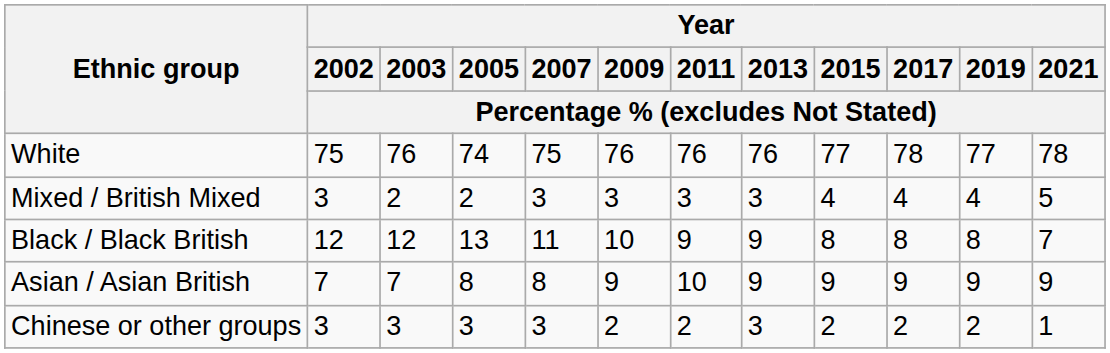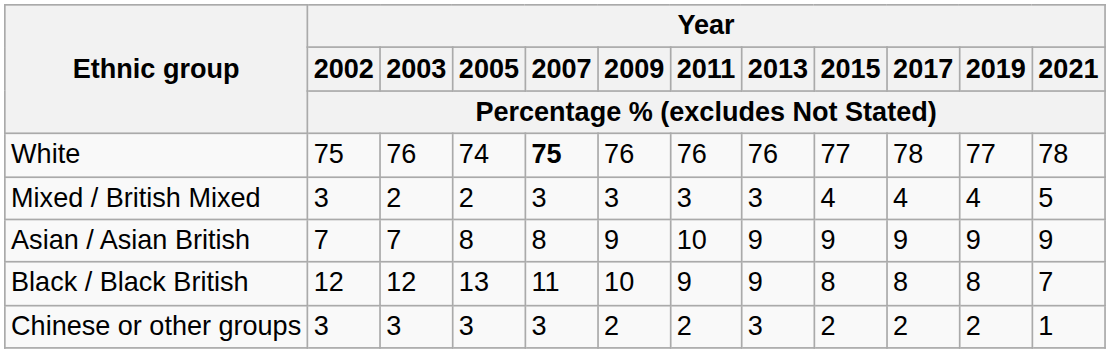(547, 154) normal -> (547, 154) bold
rows swapped: (131, 283) <-> (130, 240)
